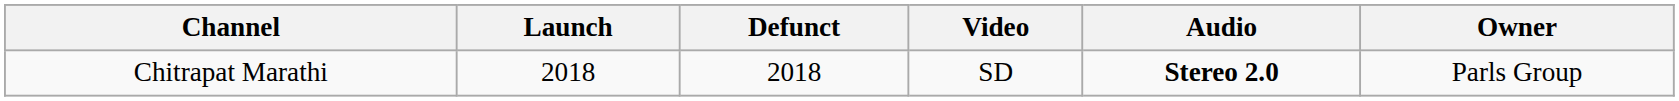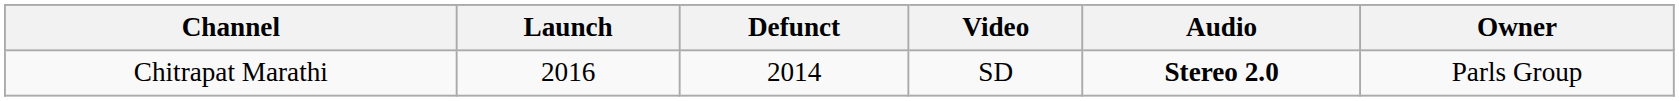(568, 72) 2018 -> (568, 72) 2016
(794, 72) 2018 -> (794, 72) 2014
